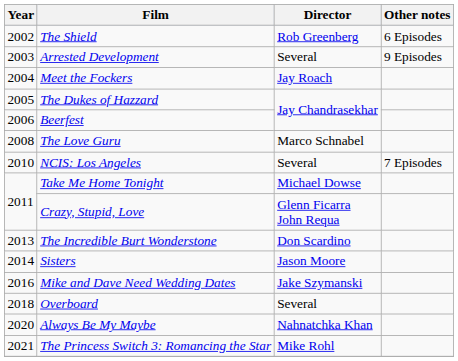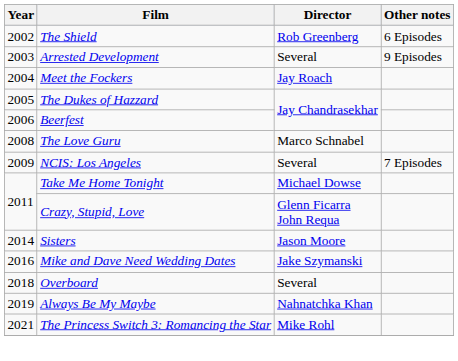(21, 162) 2010 -> (21, 162) 2009
- row: (128, 240)
(21, 324) 2020 -> (21, 303) 2019
